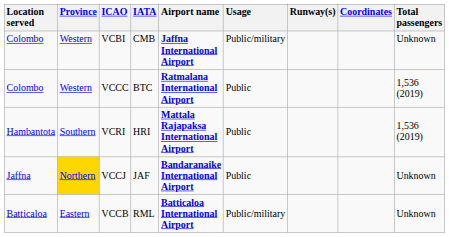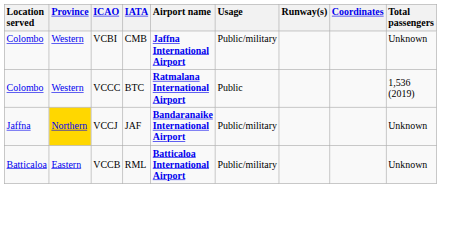- row: (113, 132)
(238, 175) Public -> (247, 126) Public/military
